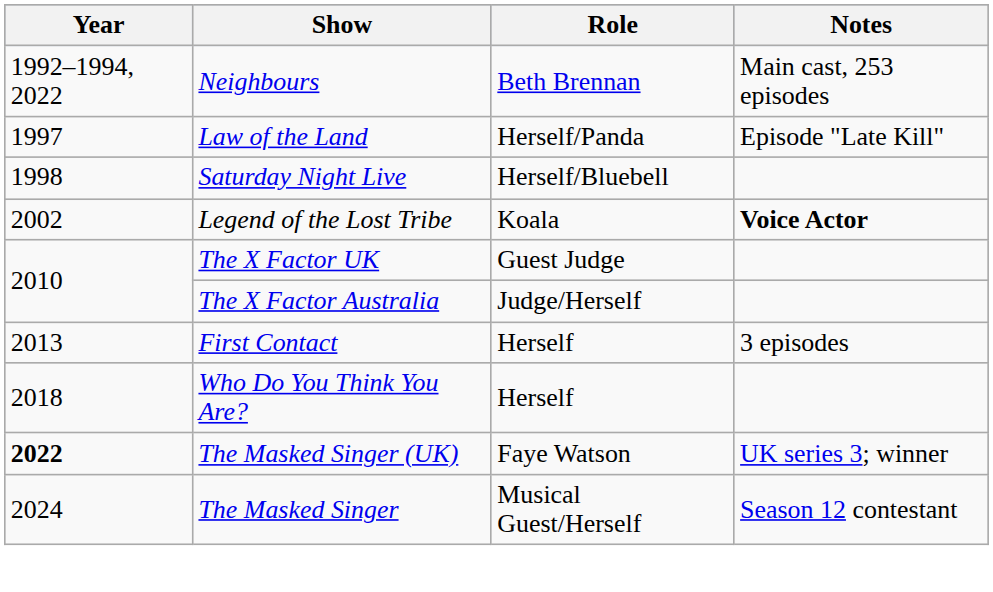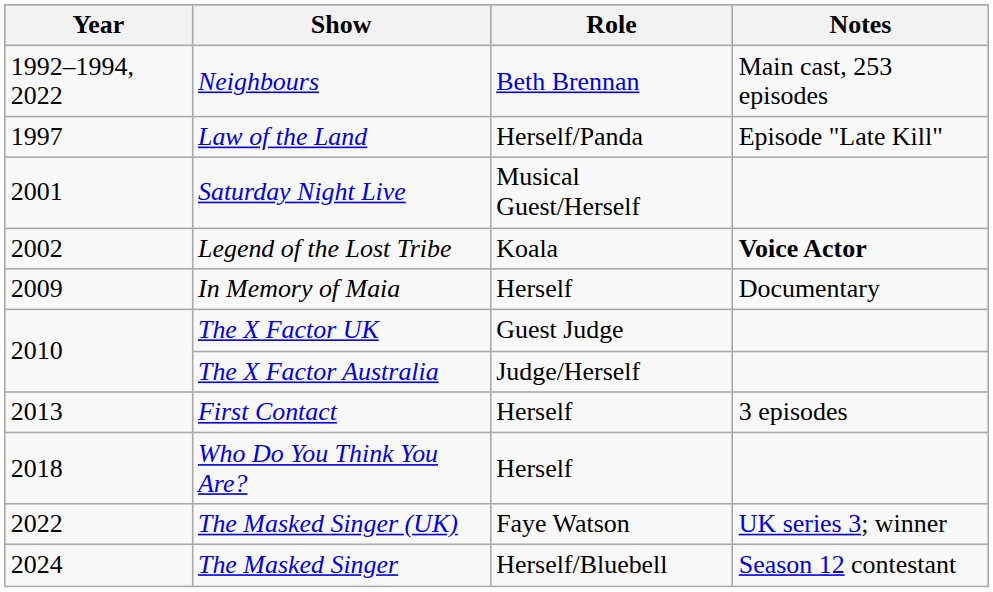(37, 177) 1998 -> (37, 192) 2001
(583, 177) Herself/Bluebell -> (568, 192) Musical Guest/Herself
+ row: (299, 288)
(37, 453) bold -> (37, 523) normal
(569, 509) Musical Guest/Herself -> (582, 564) Herself/Bluebell
